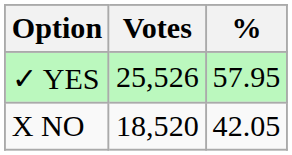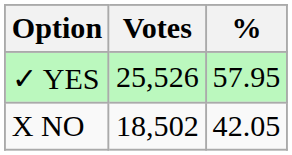(157, 125) 18,520 -> (157, 125) 18,502
